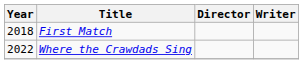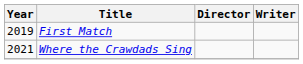(20, 31) 2018 -> (20, 31) 2019
(20, 49) 2022 -> (20, 49) 2021
